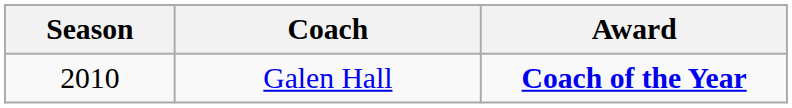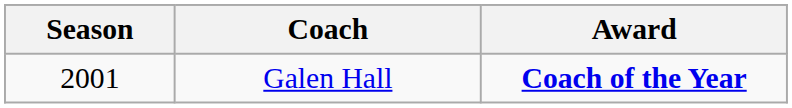(90, 77) 2010 -> (90, 77) 2001
